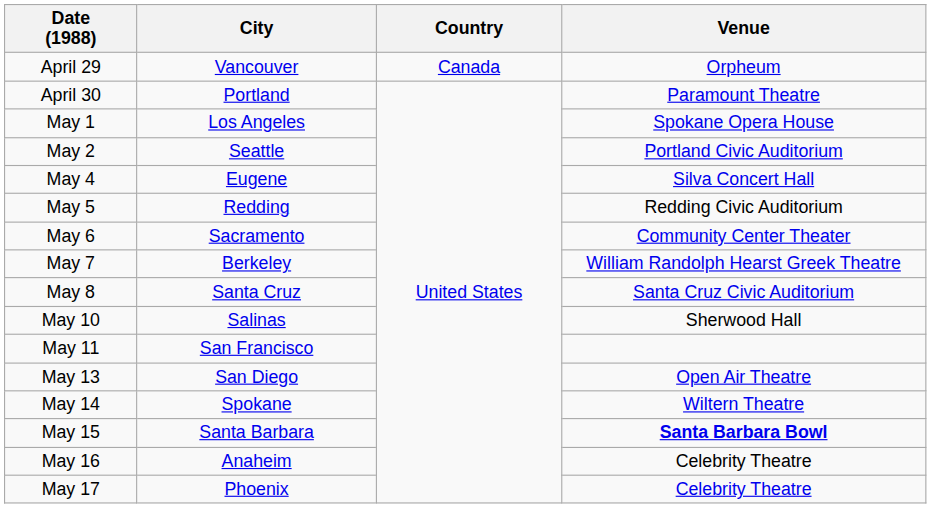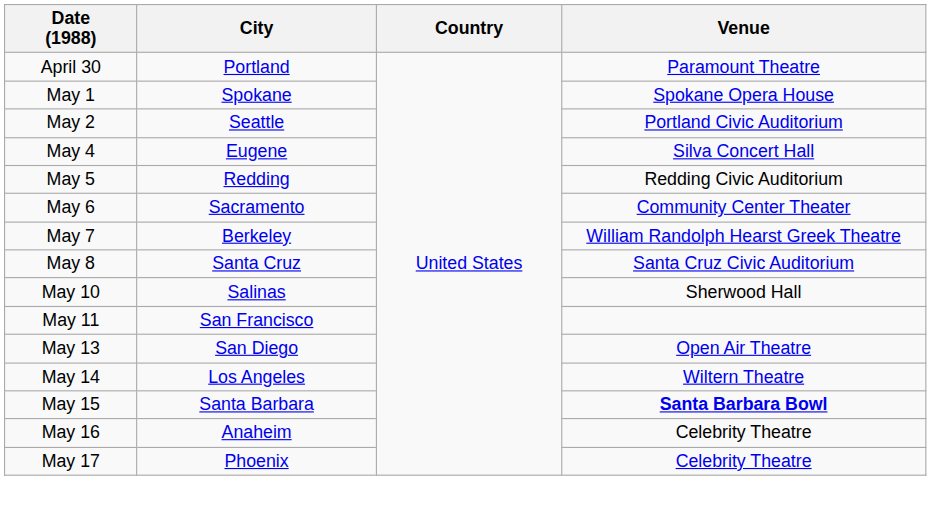- row: (71, 66)
(257, 123) Los Angeles -> (257, 94) Spokane
(257, 404) Spokane -> (257, 376) Los Angeles
